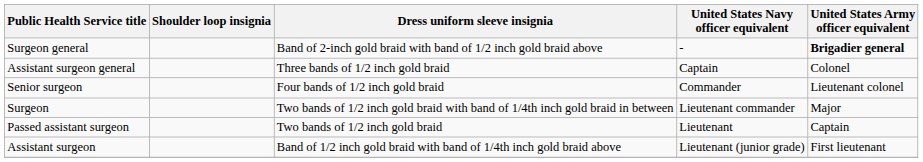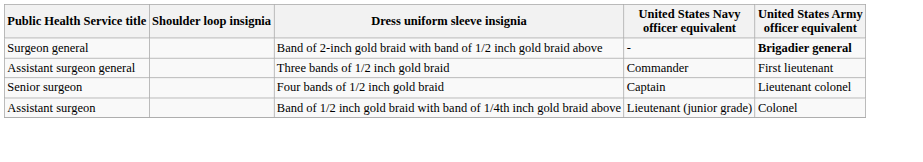(699, 68) Captain -> (658, 68) Commander
(830, 68) Colonel -> (796, 68) First lieutenant
(710, 87) Commander -> (646, 87) Captain
- row: (28, 107)
- row: (68, 127)
(848, 147) First lieutenant -> (778, 107) Colonel
